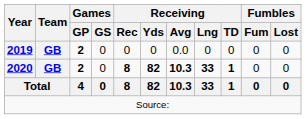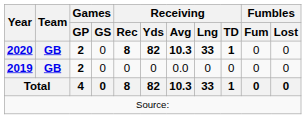rows swapped: (20, 50) <-> (20, 68)
